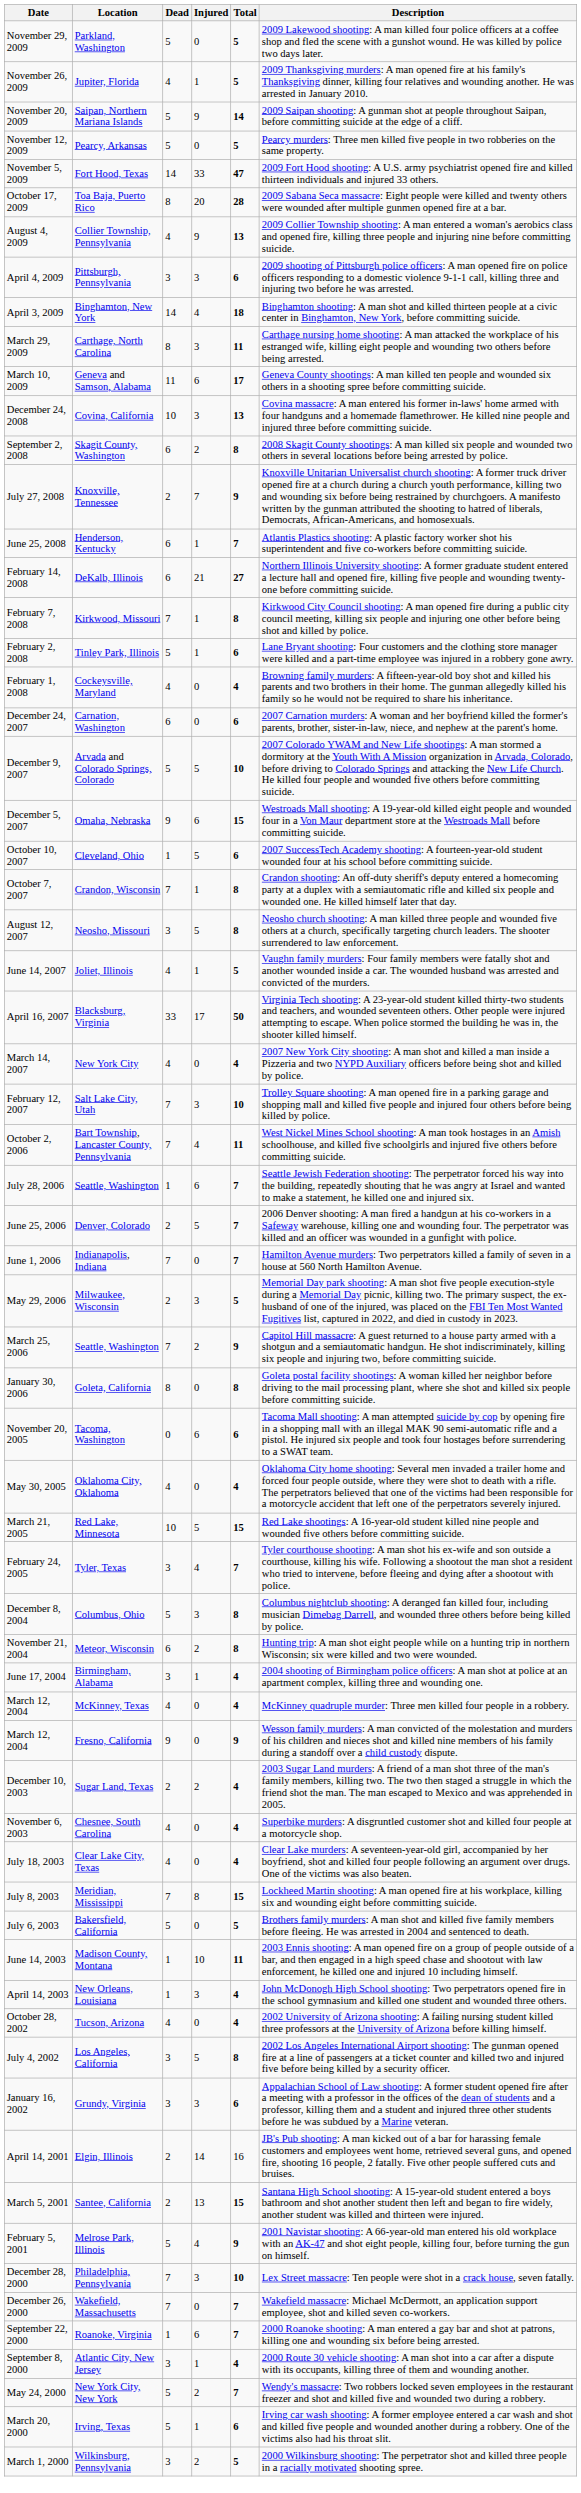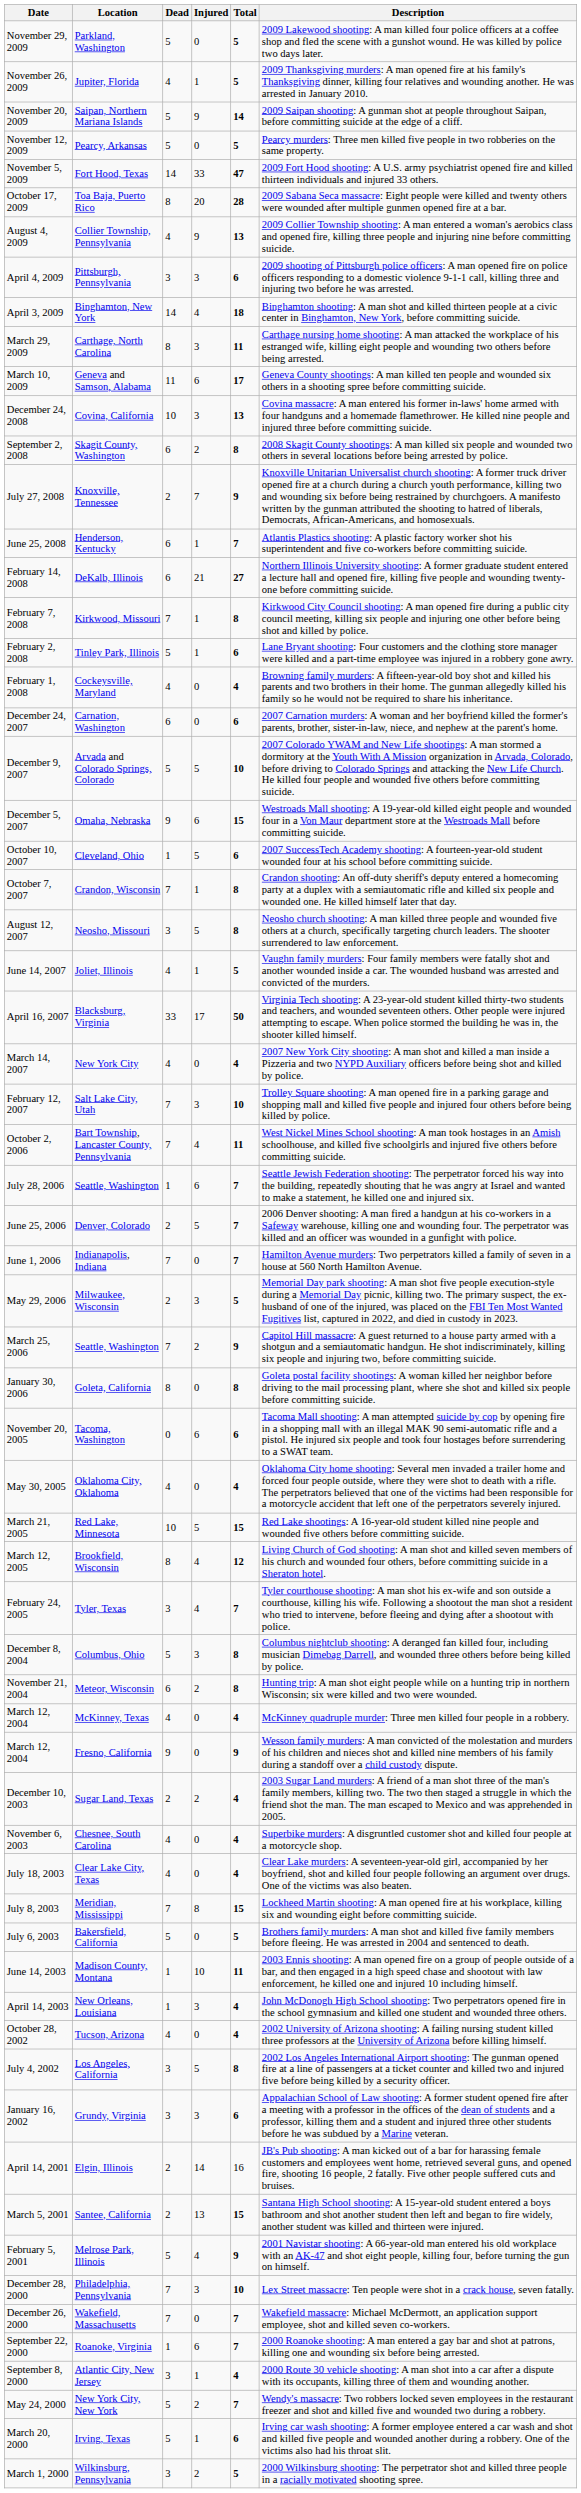+ row: (28, 1561)
- row: (36, 1677)
